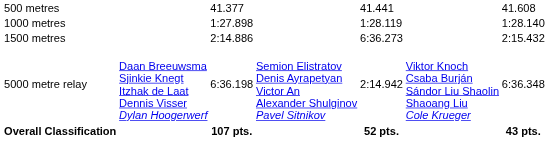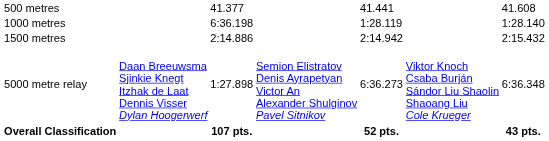(232, 23) 1:27.898 -> (232, 23) 6:36.198
(381, 38) 6:36.273 -> (381, 38) 2:14.942
(232, 85) 6:36.198 -> (232, 85) 1:27.898
(381, 85) 2:14.942 -> (381, 85) 6:36.273
